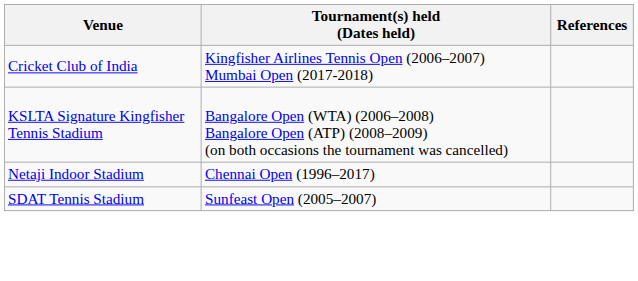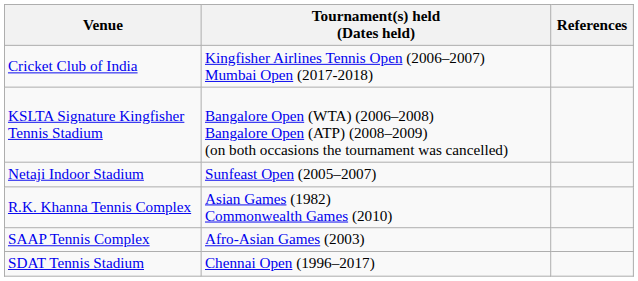(290, 174) Chennai Open (1996–2017) -> (291, 174) Sunfeast Open (2005–2007)
+ row: (100, 207)
+ row: (79, 239)
(291, 198) Sunfeast Open (2005–2007) -> (290, 263) Chennai Open (1996–2017)
